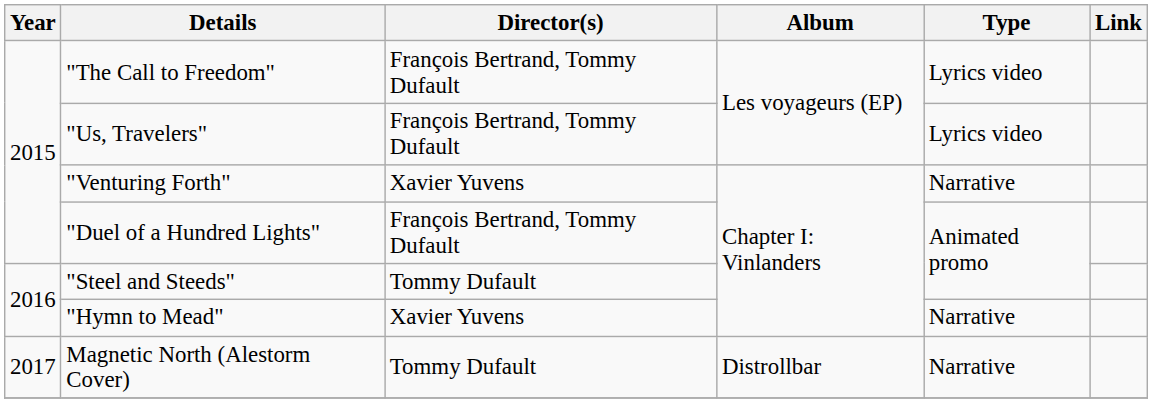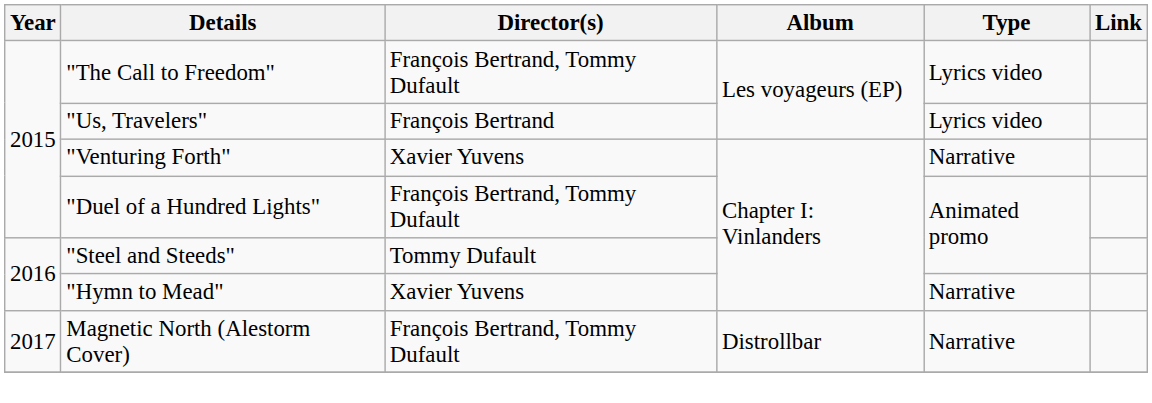(513, 133) François Bertrand, Tommy Dufault -> (472, 120) François Bertrand
(463, 366) Tommy Dufault -> (513, 340) François Bertrand, Tommy Dufault
